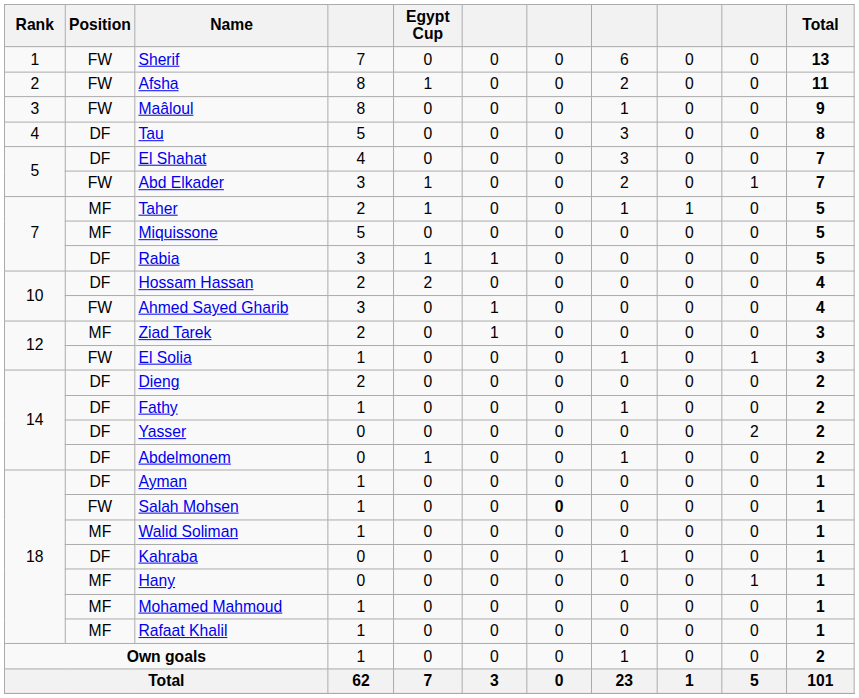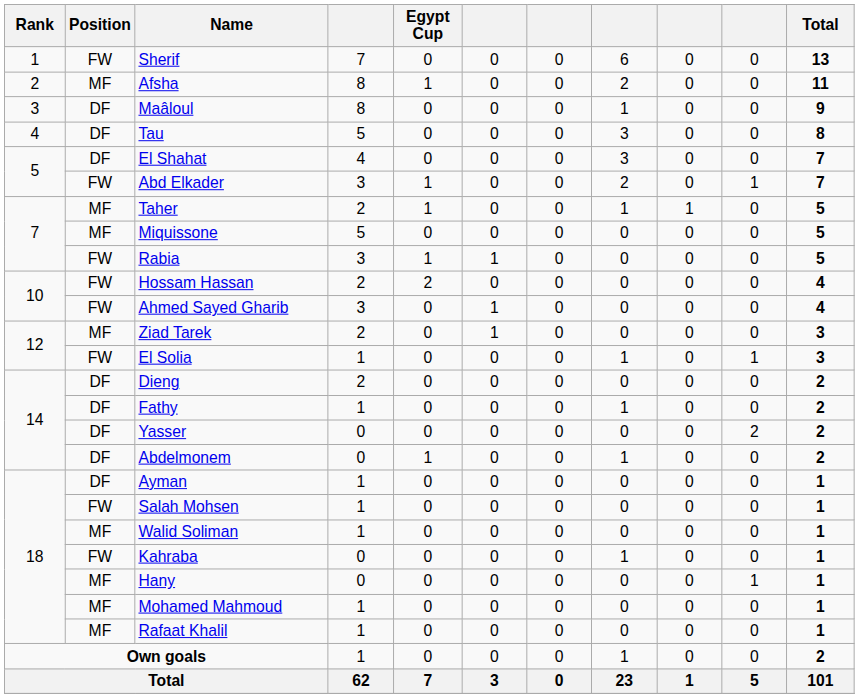(100, 84) FW -> (100, 84) MF
(100, 109) FW -> (100, 109) DF
(100, 258) DF -> (100, 258) FW
(100, 283) DF -> (100, 283) FW
(559, 507) bold -> (559, 507) normal
(100, 556) DF -> (100, 556) FW
